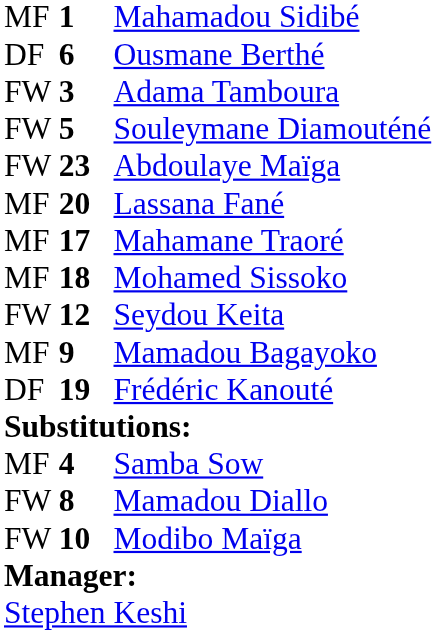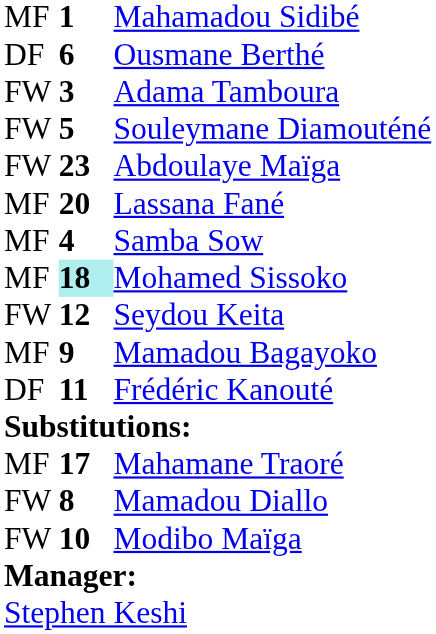rows swapped: (229, 240) <-> (188, 463)
(75, 277) no background -> (75, 277) paleturquoise background
(75, 389) 19 -> (74, 389) 11
